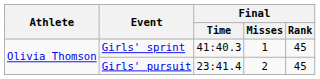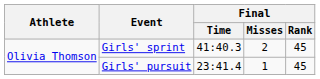(265, 48) 1 -> (265, 48) 2
(265, 66) 2 -> (265, 66) 1
